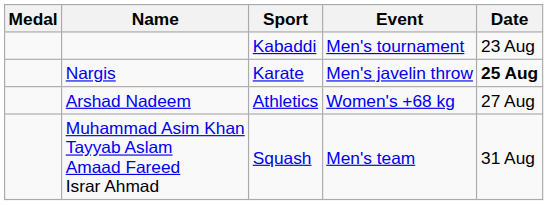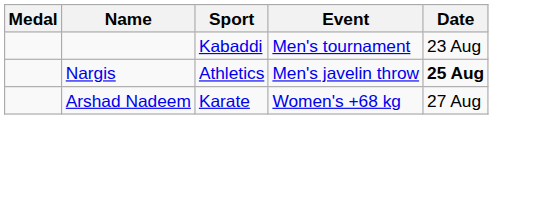(278, 73) Karate -> (232, 73) Athletics
(285, 101) Athletics -> (224, 101) Karate
- row: (155, 157)
